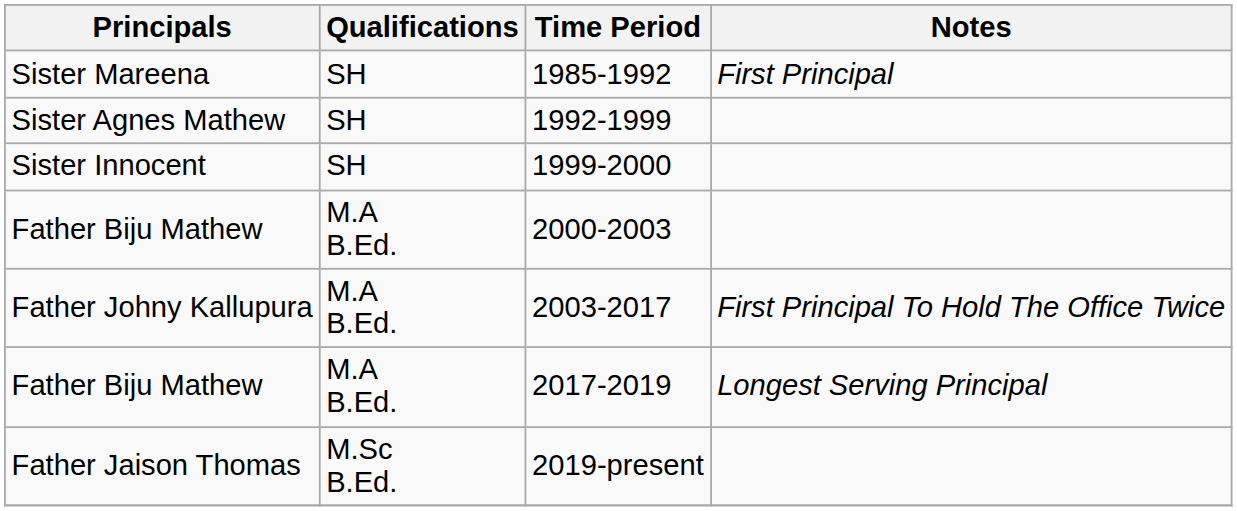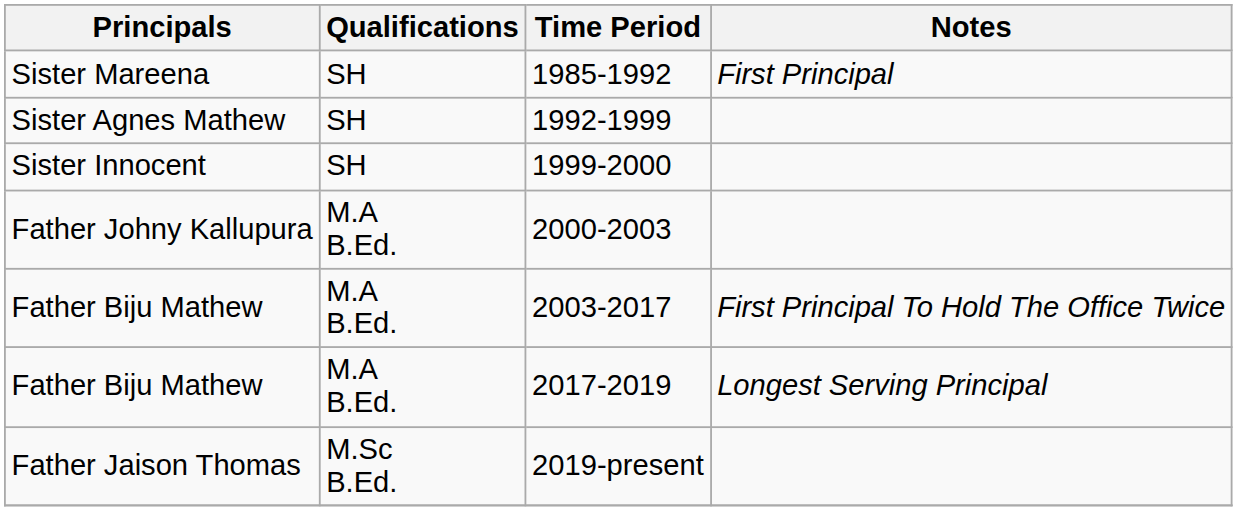(137, 228) Father Biju Mathew -> (162, 228) Father Johny Kallupura
(162, 307) Father Johny Kallupura -> (137, 307) Father Biju Mathew
